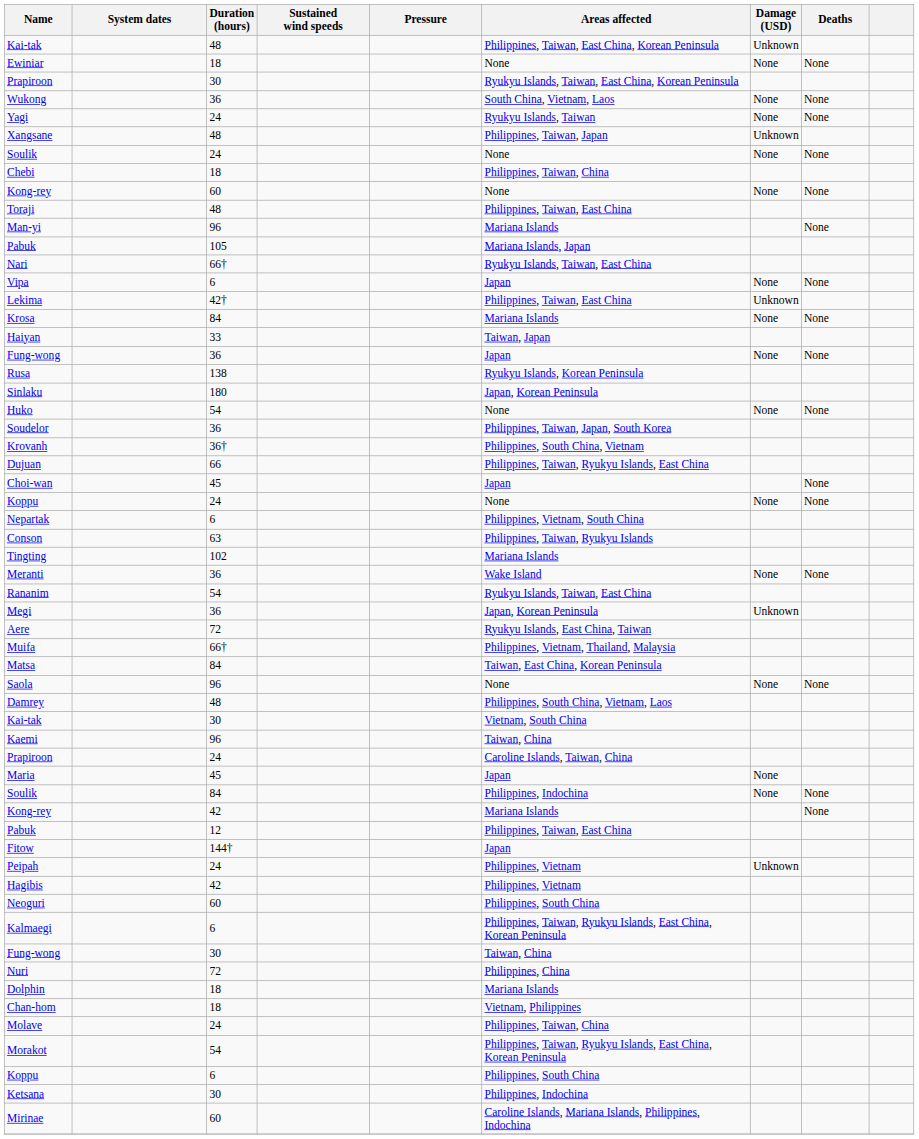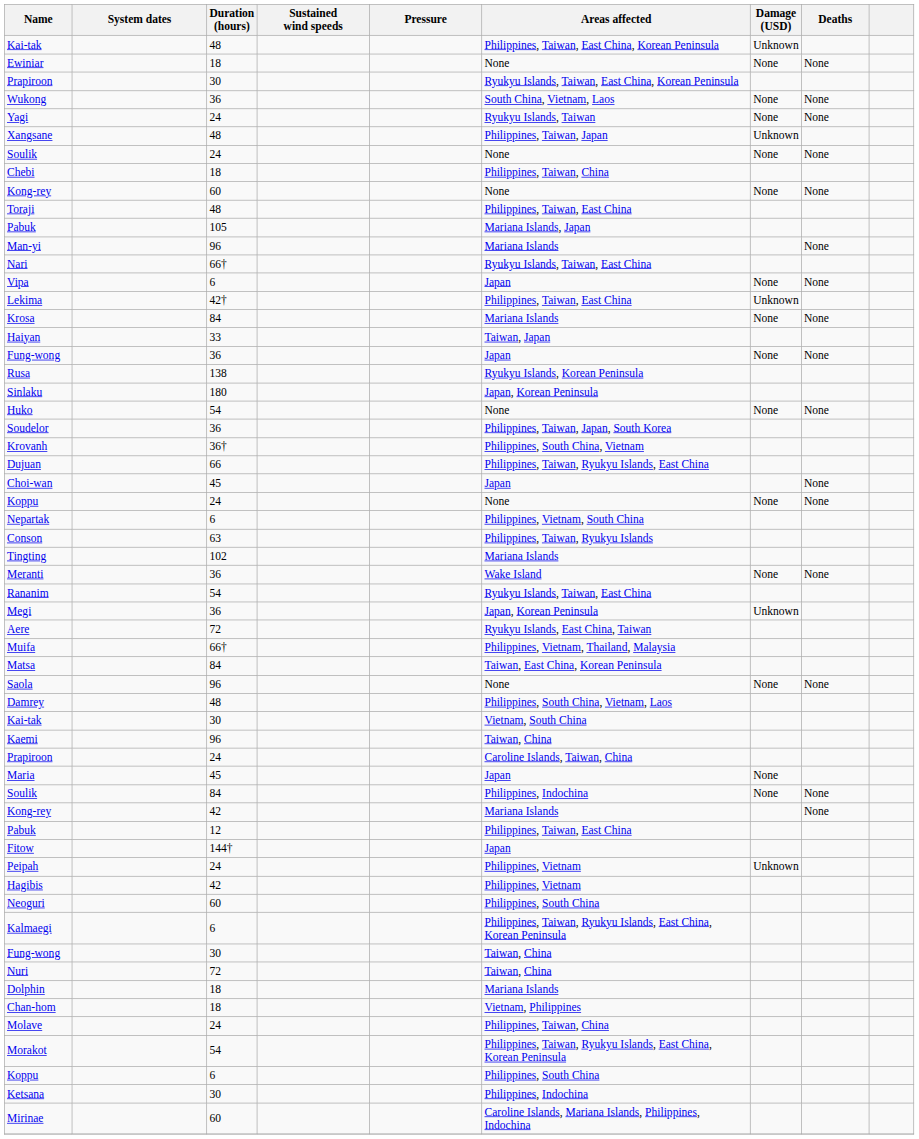rows swapped: (24, 227) <-> (21, 245)
(527, 971) Philippines, China -> (518, 971) Taiwan, China
